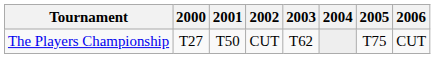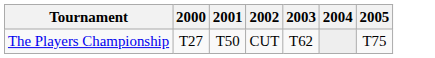- column: (411, 16)
